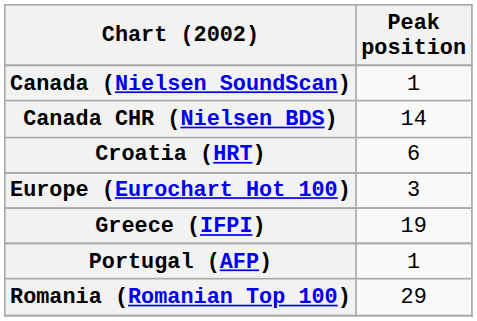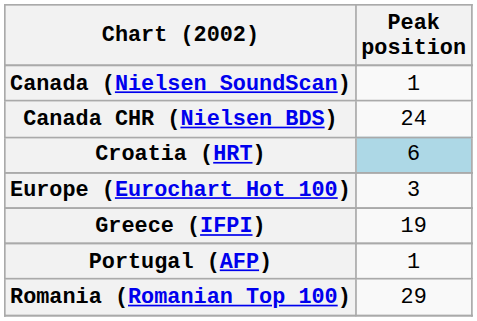(414, 119) 14 -> (414, 119) 24
(414, 155) no background -> (414, 155) lightblue background
